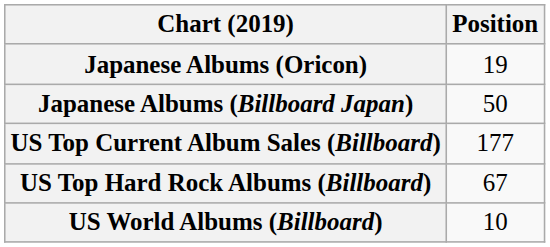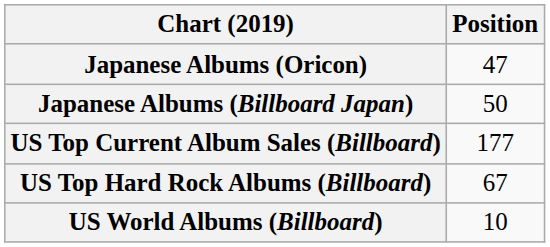(495, 63) 19 -> (495, 63) 47
